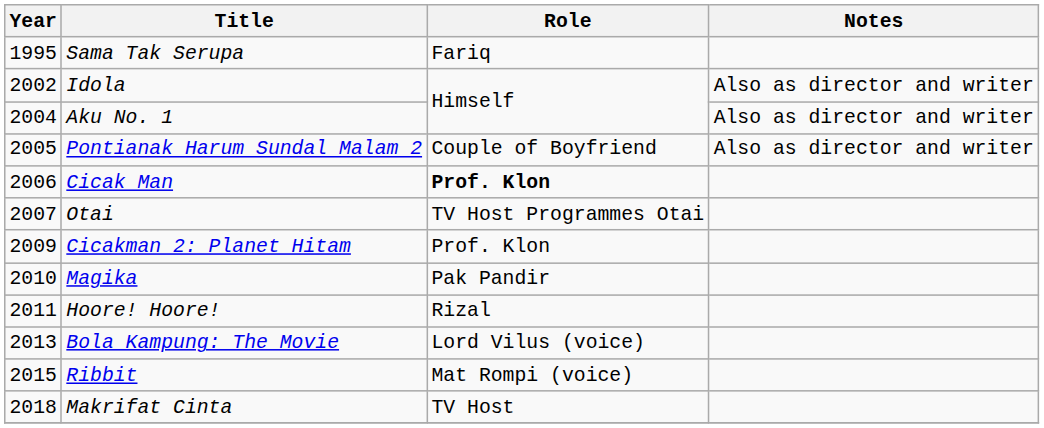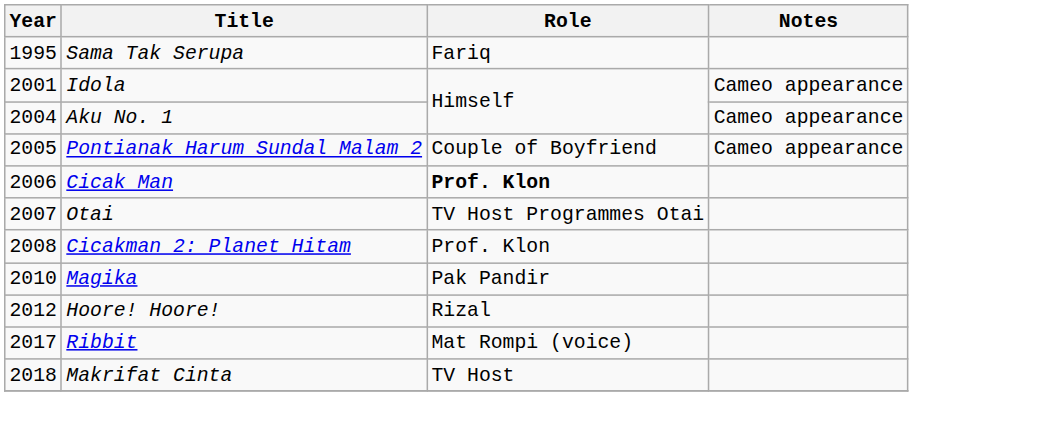(33, 85) 2002 -> (33, 85) 2001
(874, 85) Also as director and writer -> (808, 85) Cameo appearance
(874, 117) Also as director and writer -> (808, 117) Cameo appearance
(874, 150) Also as director and writer -> (808, 150) Cameo appearance
(33, 246) 2009 -> (33, 246) 2008
(33, 311) 2011 -> (33, 311) 2012
- row: (203, 343)
(33, 375) 2015 -> (33, 343) 2017
